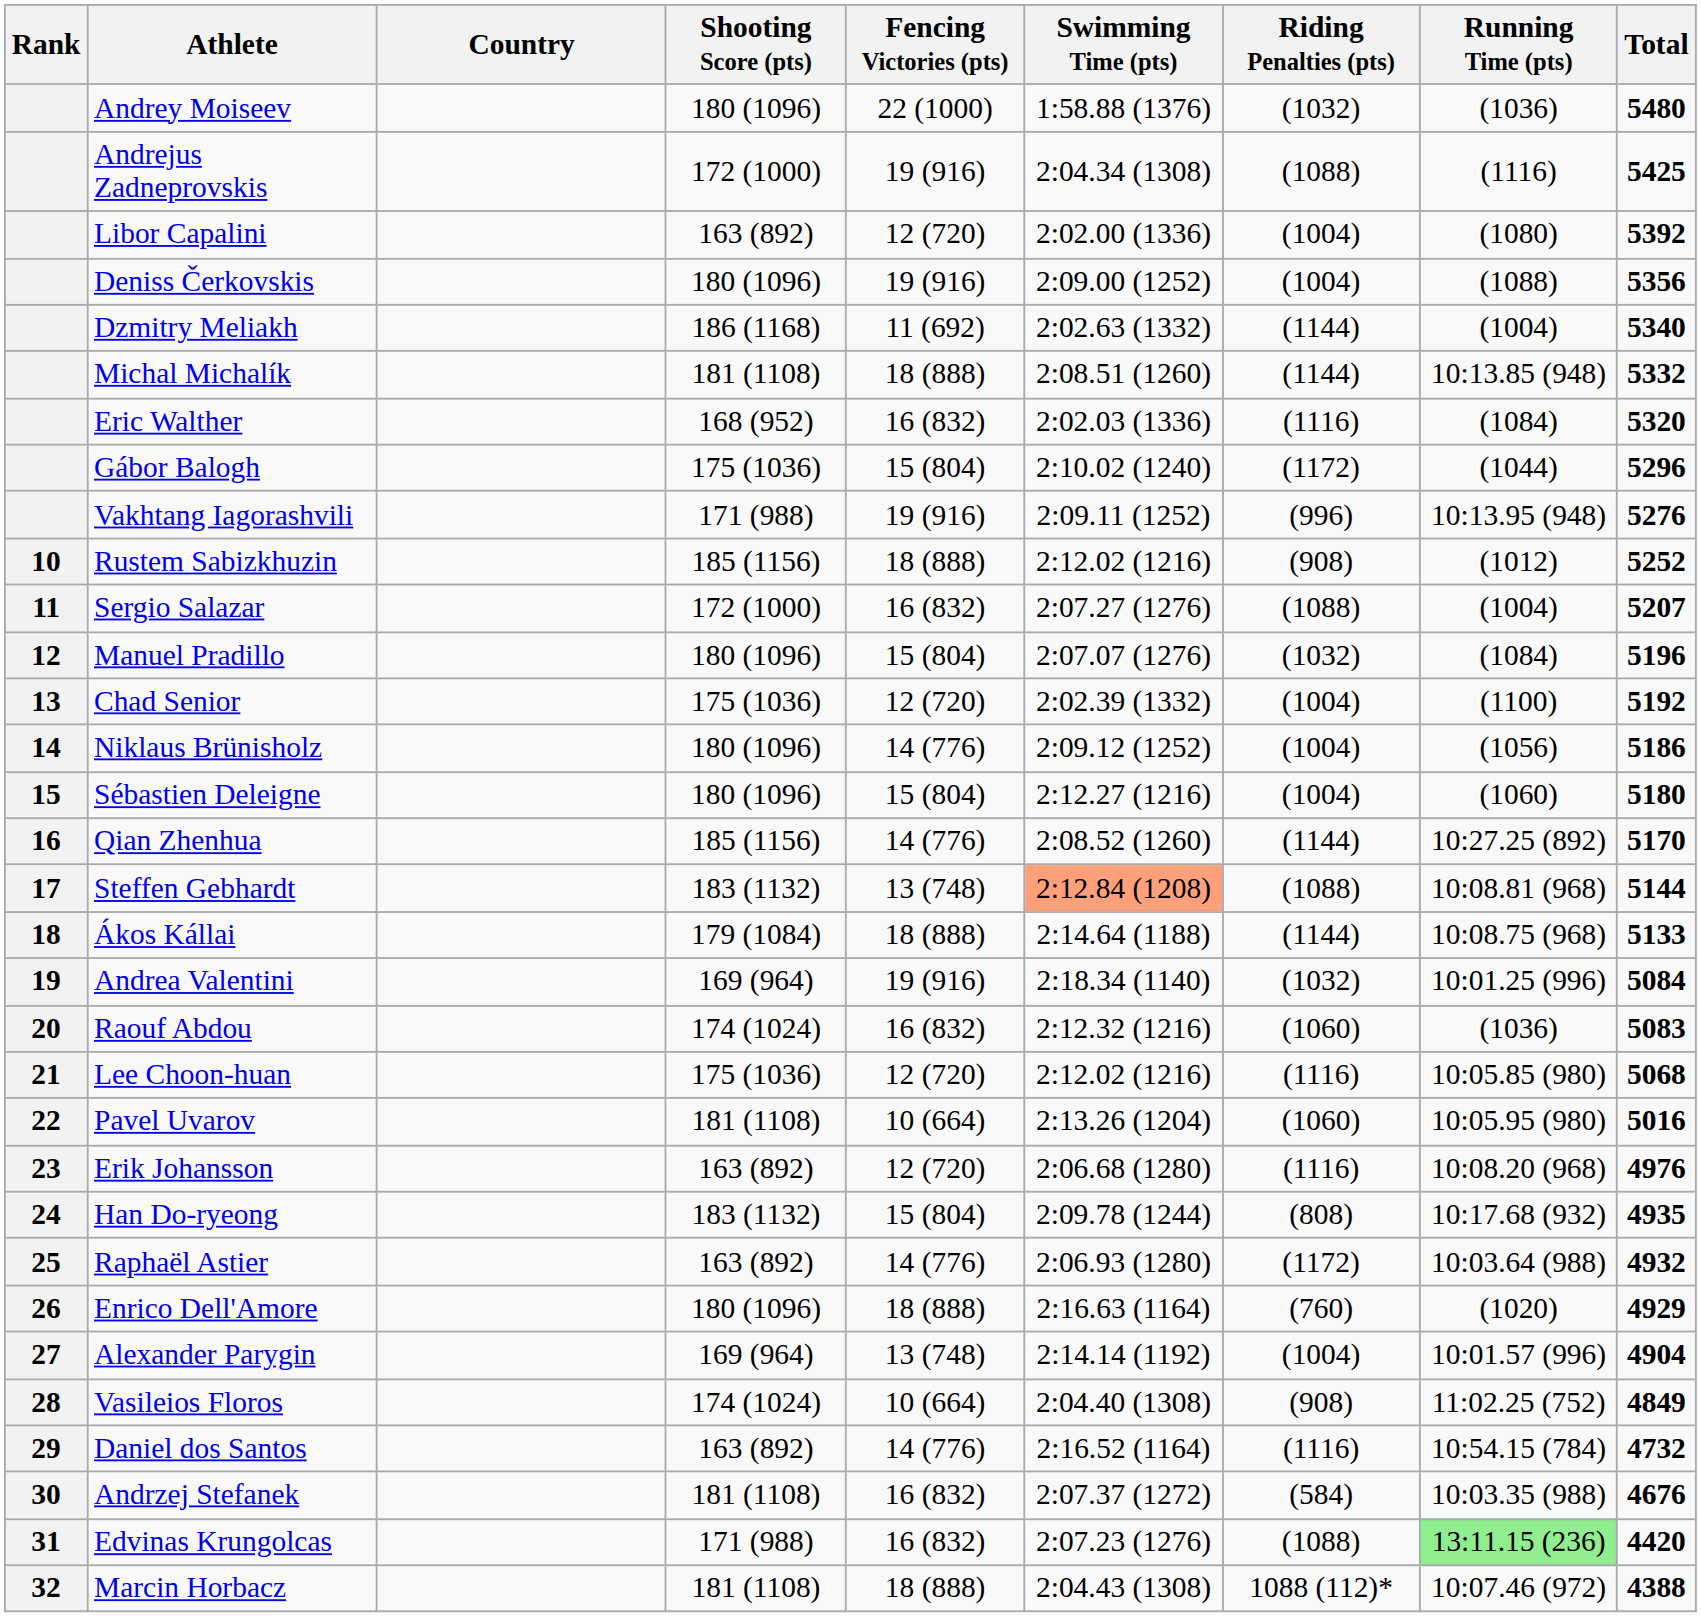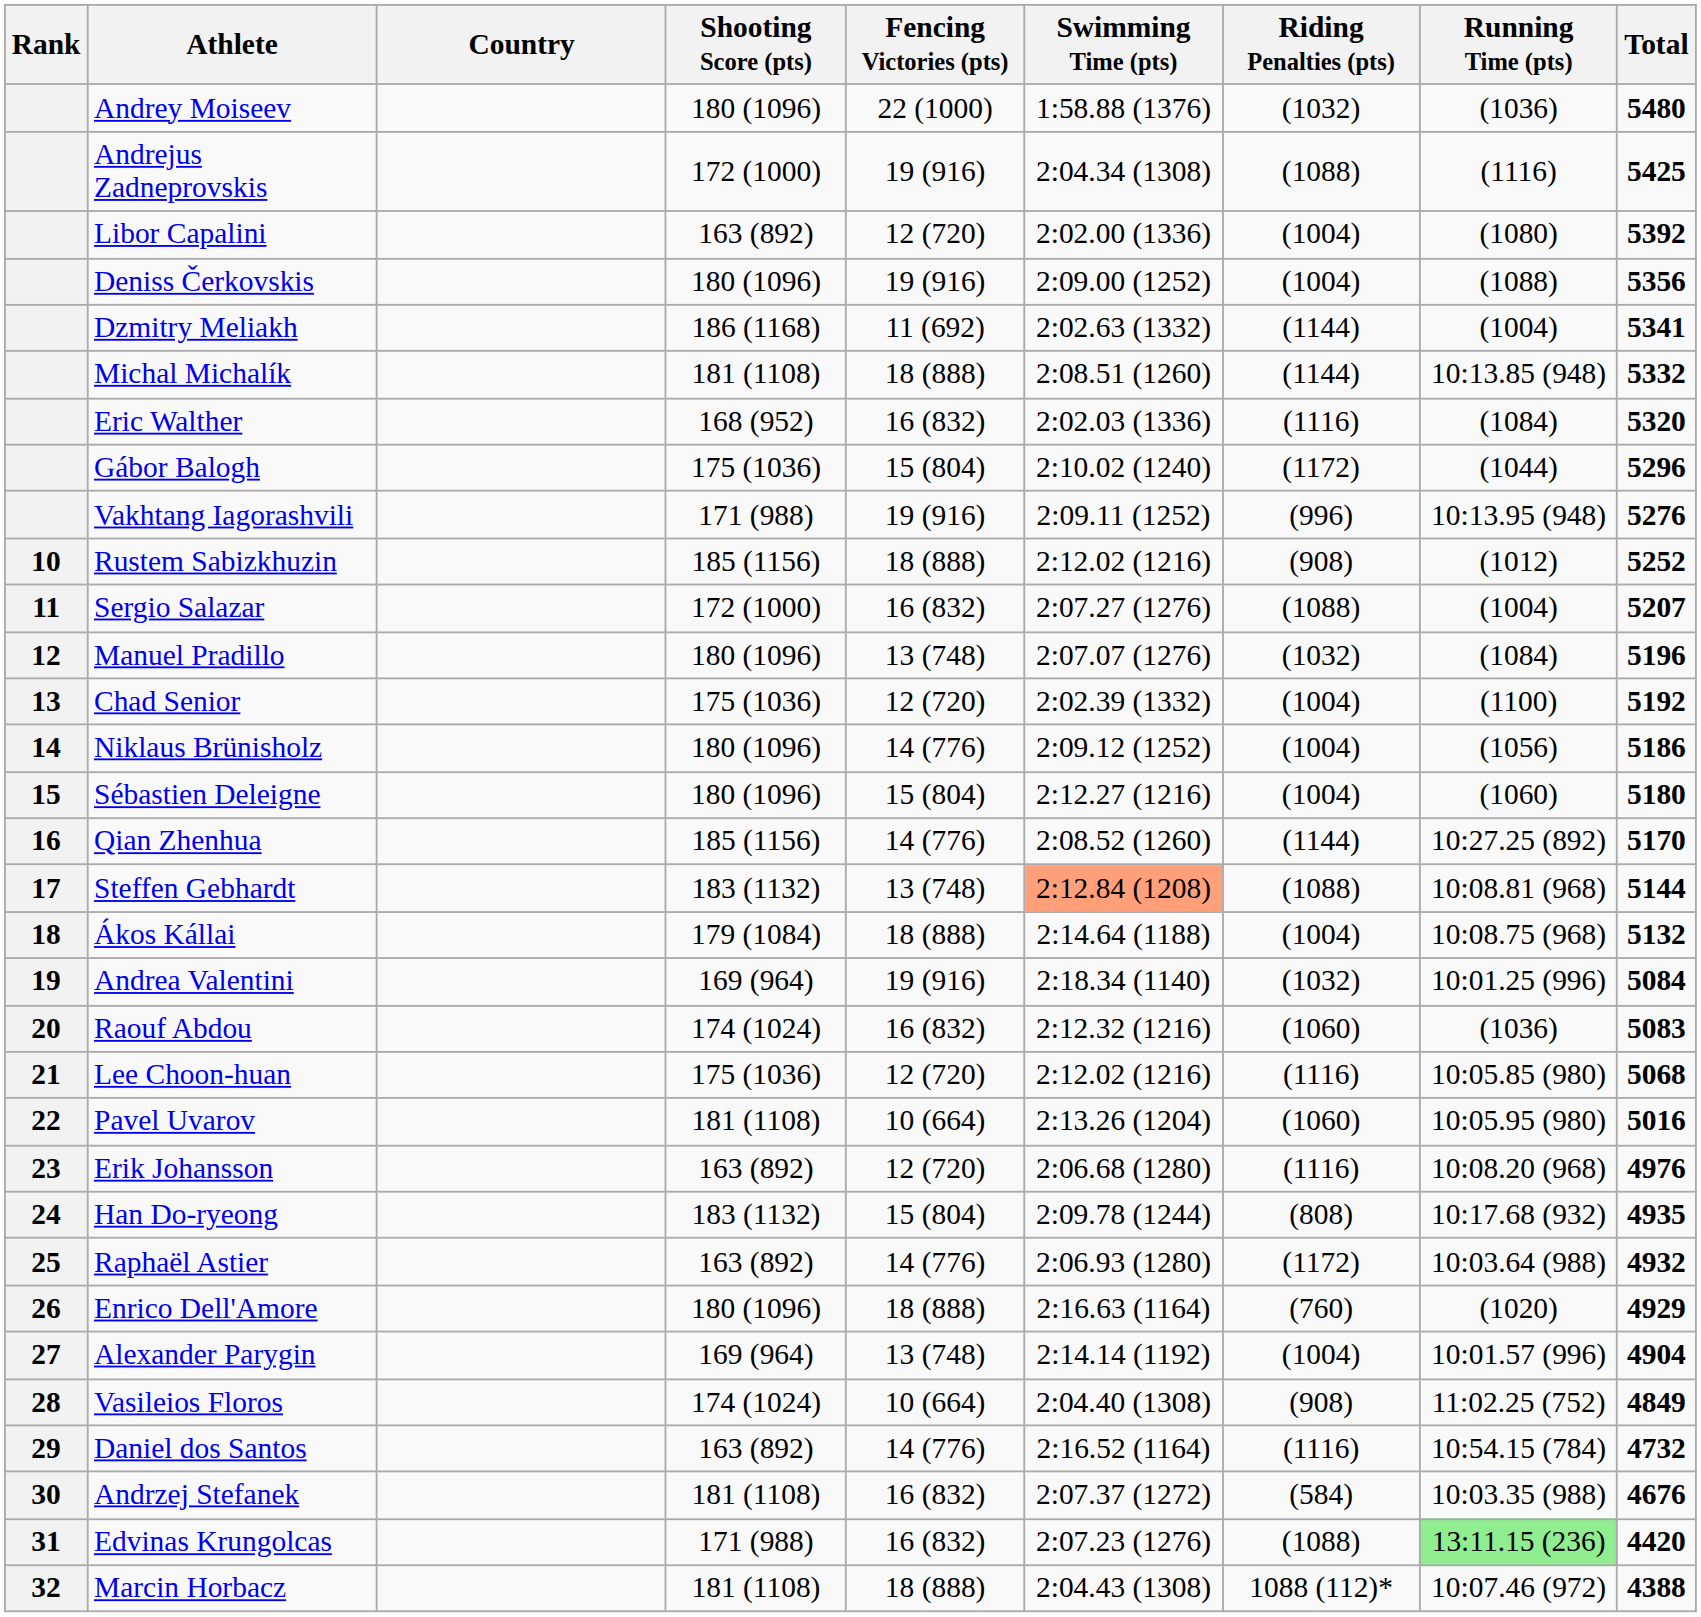(1656, 327) 5340 -> (1656, 327) 5341
(935, 654) 15 (804) -> (935, 654) 13 (748)
(1321, 934) (1144) -> (1321, 934) (1004)
(1656, 934) 5133 -> (1656, 934) 5132
